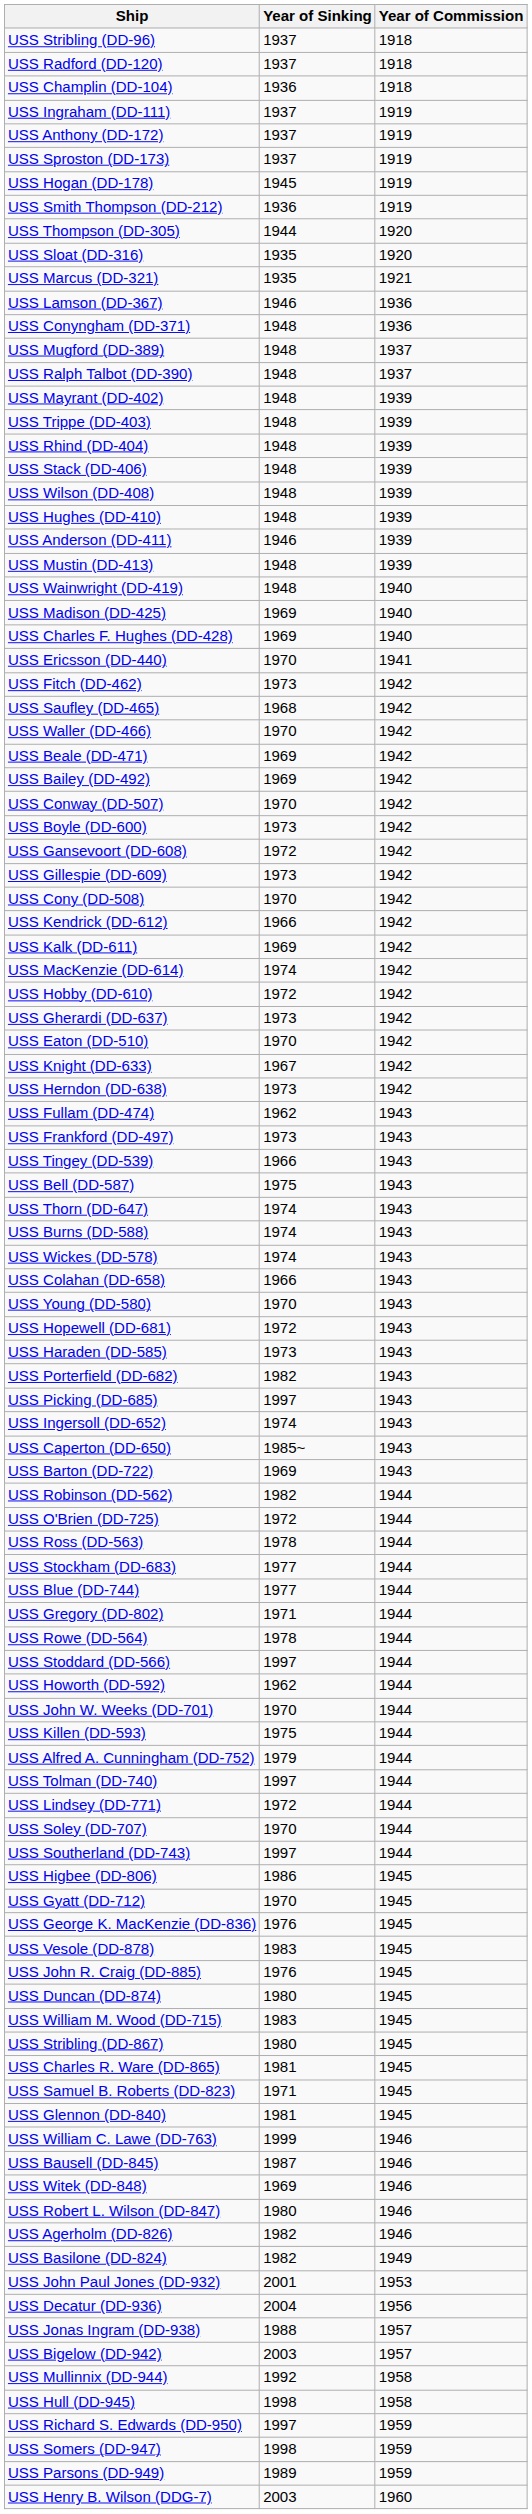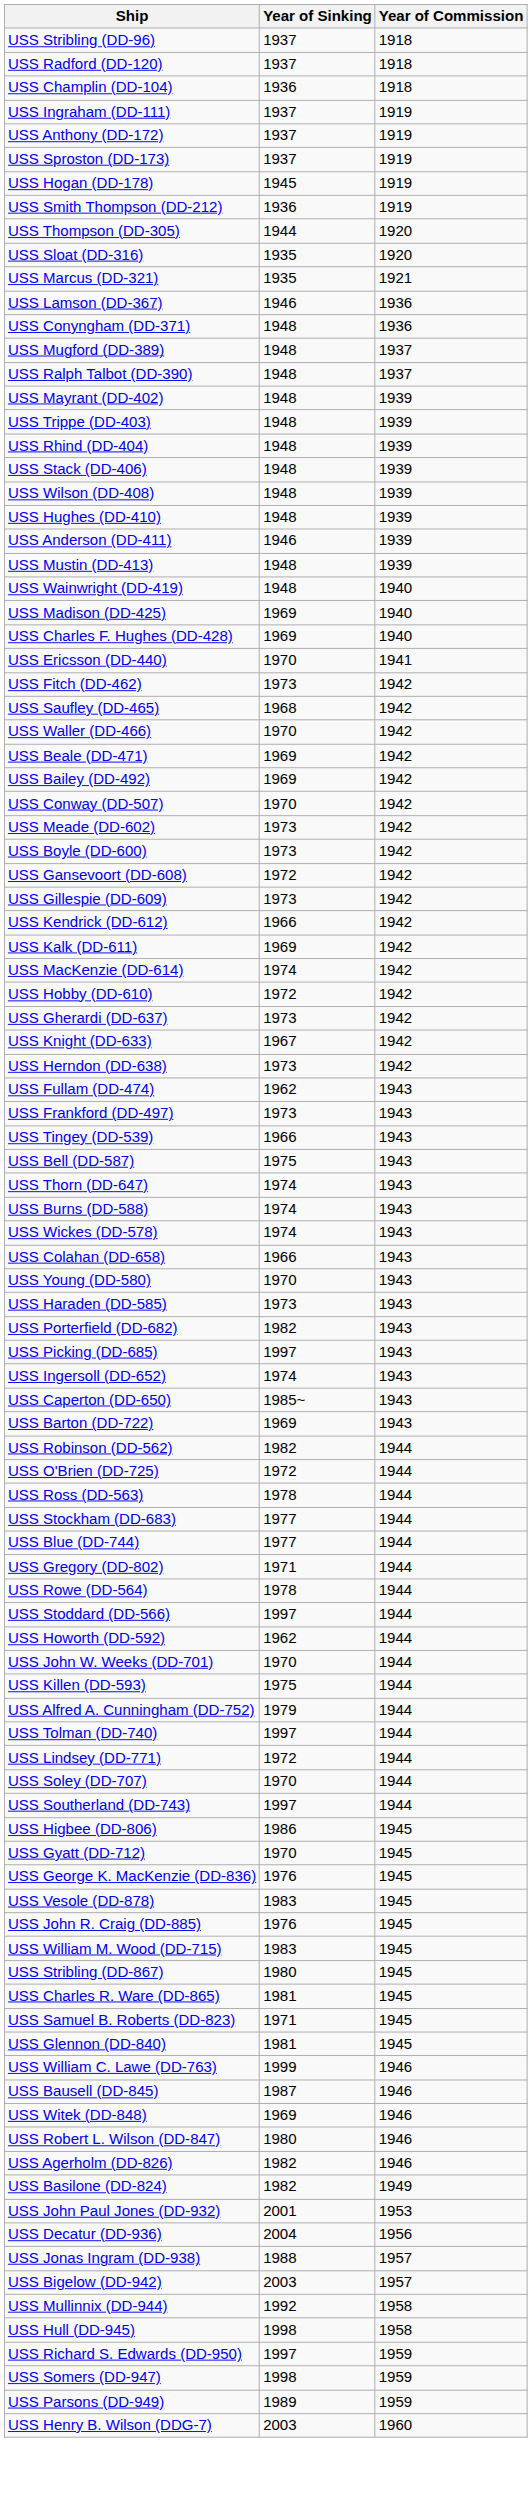+ row: (81, 827)
- row: (76, 898)
- row: (78, 1042)
- row: (89, 1328)
- row: (84, 1996)
